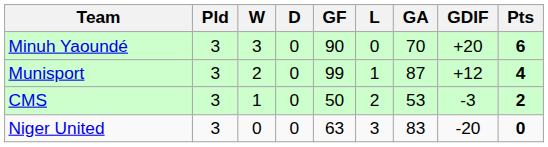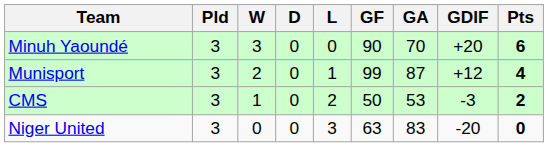columns swapped: (375, 18) <-> (335, 18)
